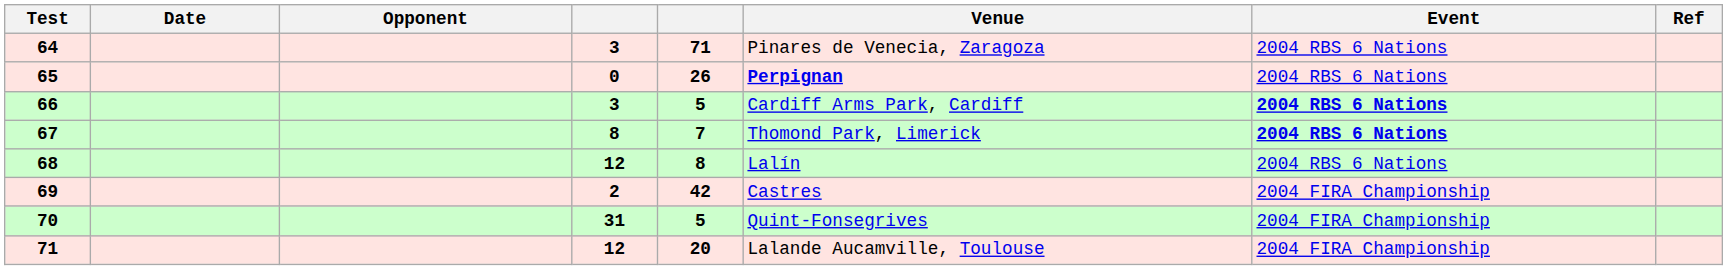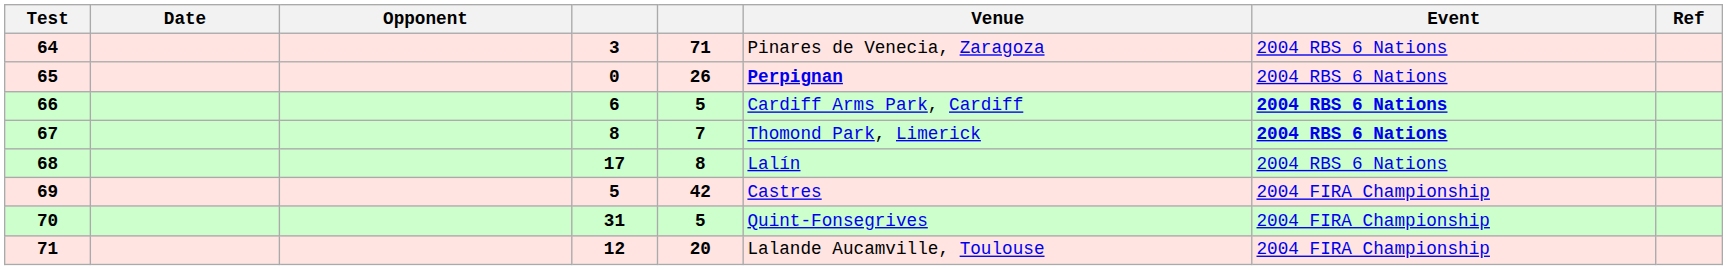(614, 106) 3 -> (614, 106) 6
(614, 163) 12 -> (614, 163) 17
(614, 192) 2 -> (614, 192) 5
